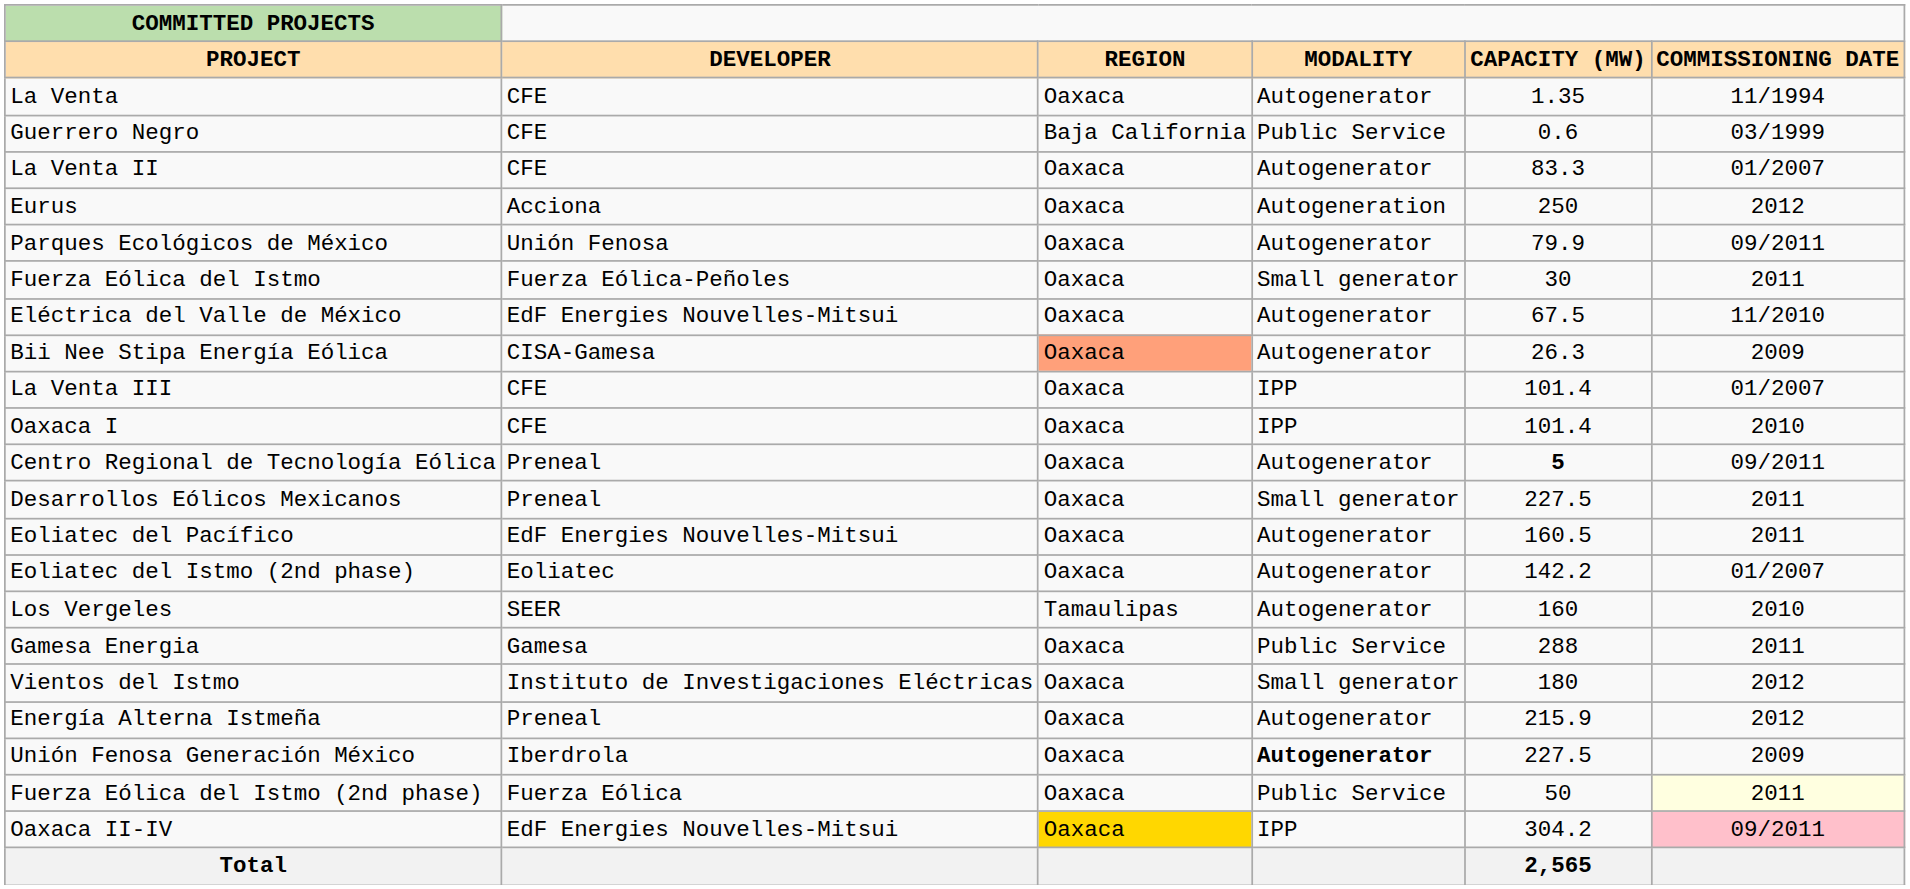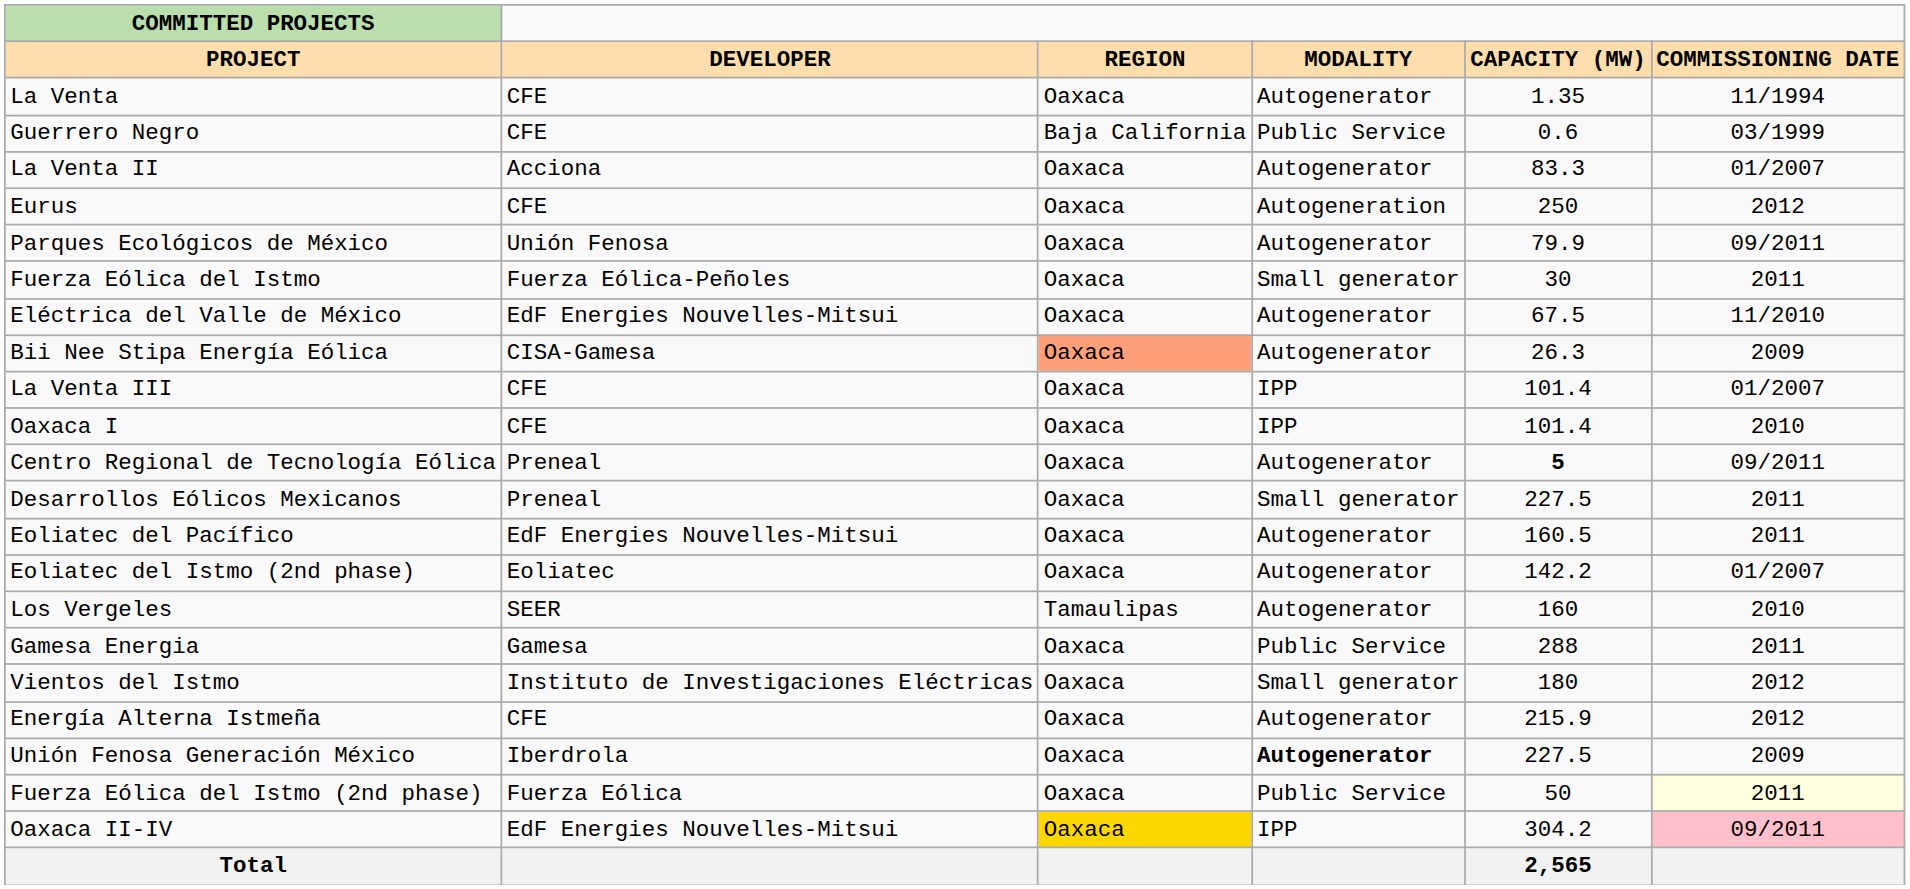(527, 170) CFE -> (554, 170) Acciona
(554, 206) Acciona -> (527, 206) CFE
(554, 720) Preneal -> (527, 720) CFE
